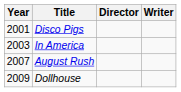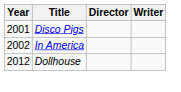(18, 45) 2003 -> (18, 45) 2002
- row: (64, 62)
(18, 78) 2009 -> (18, 62) 2012
